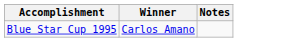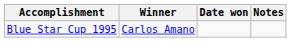+ column: (224, 13)
